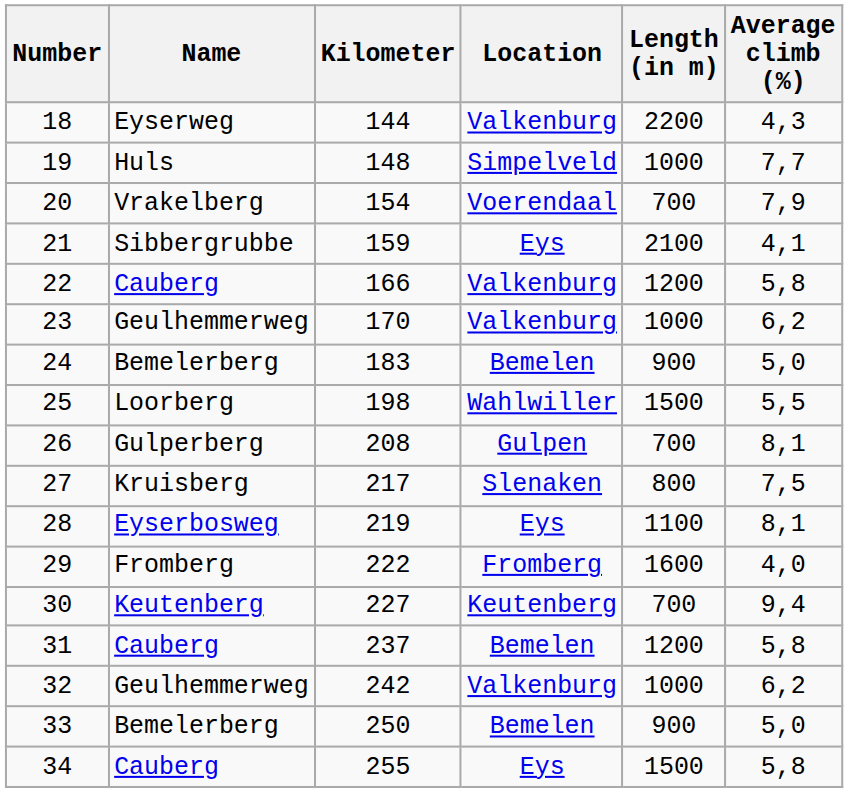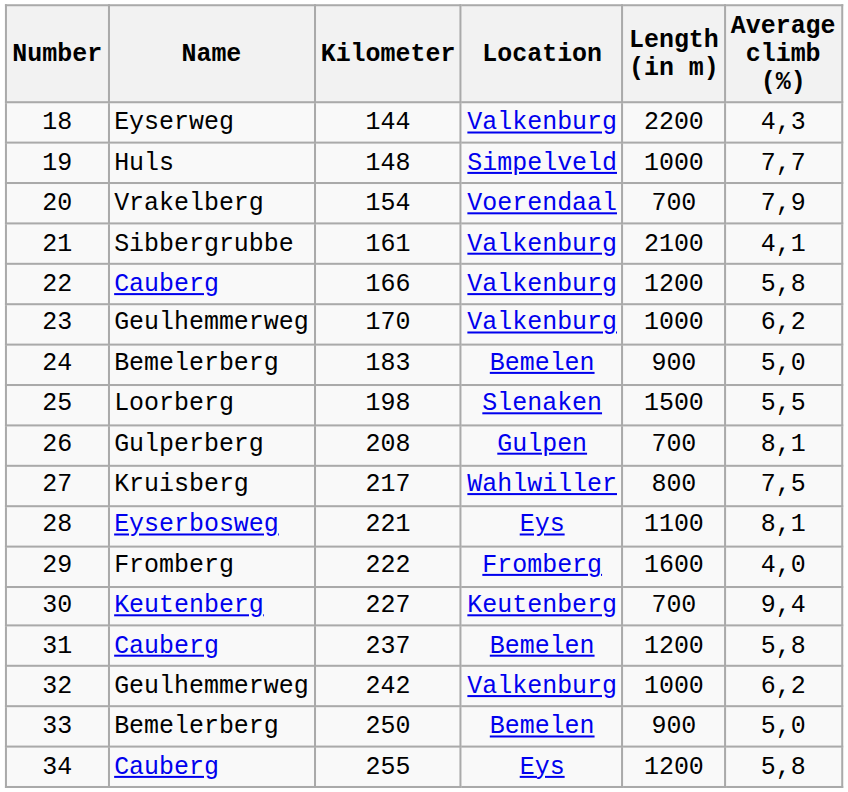(388, 244) 159 -> (388, 244) 161
(542, 244) Eys -> (542, 244) Valkenburg
(542, 405) Wahlwiller -> (542, 405) Slenaken
(542, 485) Slenaken -> (542, 485) Wahlwiller
(388, 526) 219 -> (388, 526) 221
(674, 767) 1500 -> (674, 767) 1200
